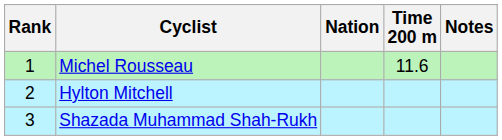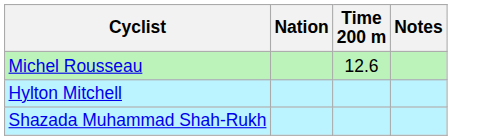- column: (30, 28)
(412, 65) 11.6 -> (361, 65) 12.6
